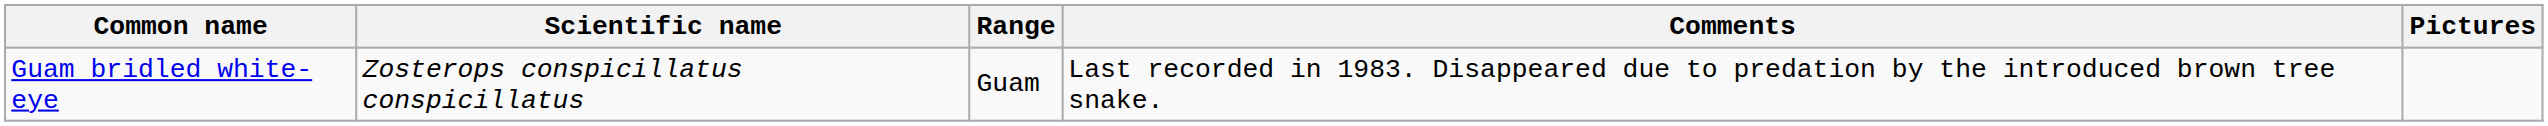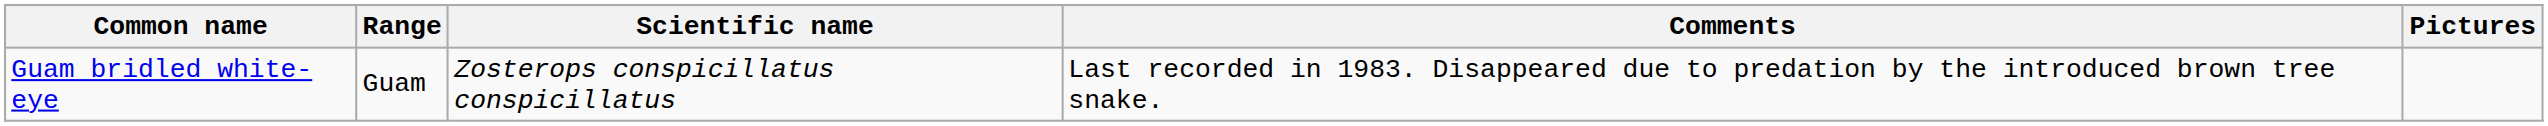columns swapped: (663, 27) <-> (1016, 27)
